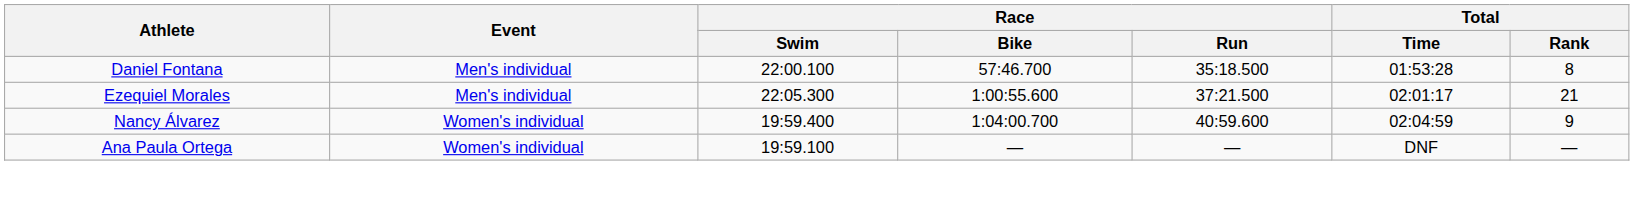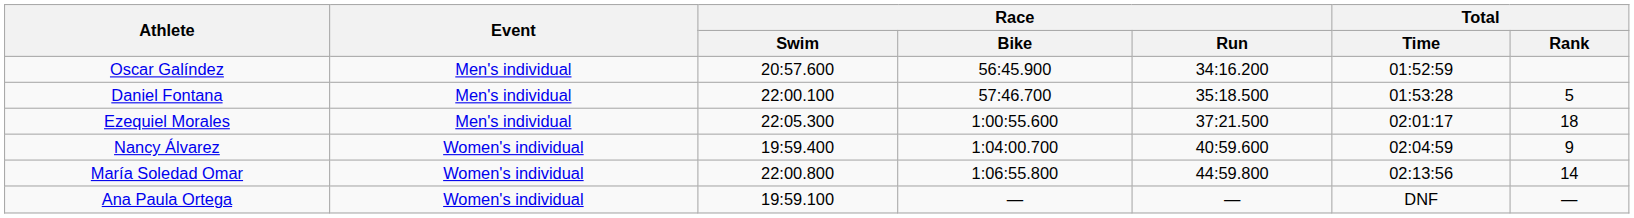+ row: (167, 70)
(1569, 70) 8 -> (1569, 96) 5
(1569, 96) 21 -> (1569, 122) 18
+ row: (167, 174)
